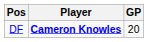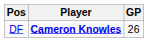(134, 29) 20 -> (134, 29) 26
